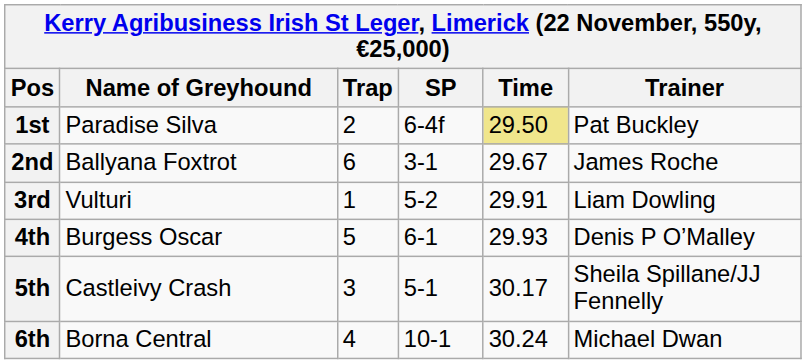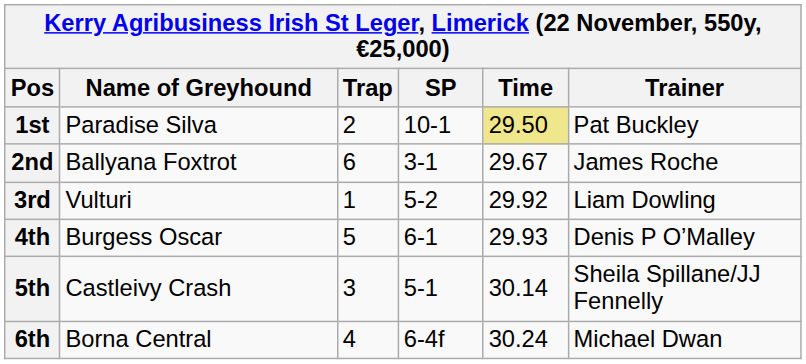(424, 125) 6-4f -> (427, 125) 10-1
(518, 200) 29.91 -> (518, 200) 29.92
(518, 288) 30.17 -> (518, 288) 30.14
(427, 339) 10-1 -> (424, 339) 6-4f
